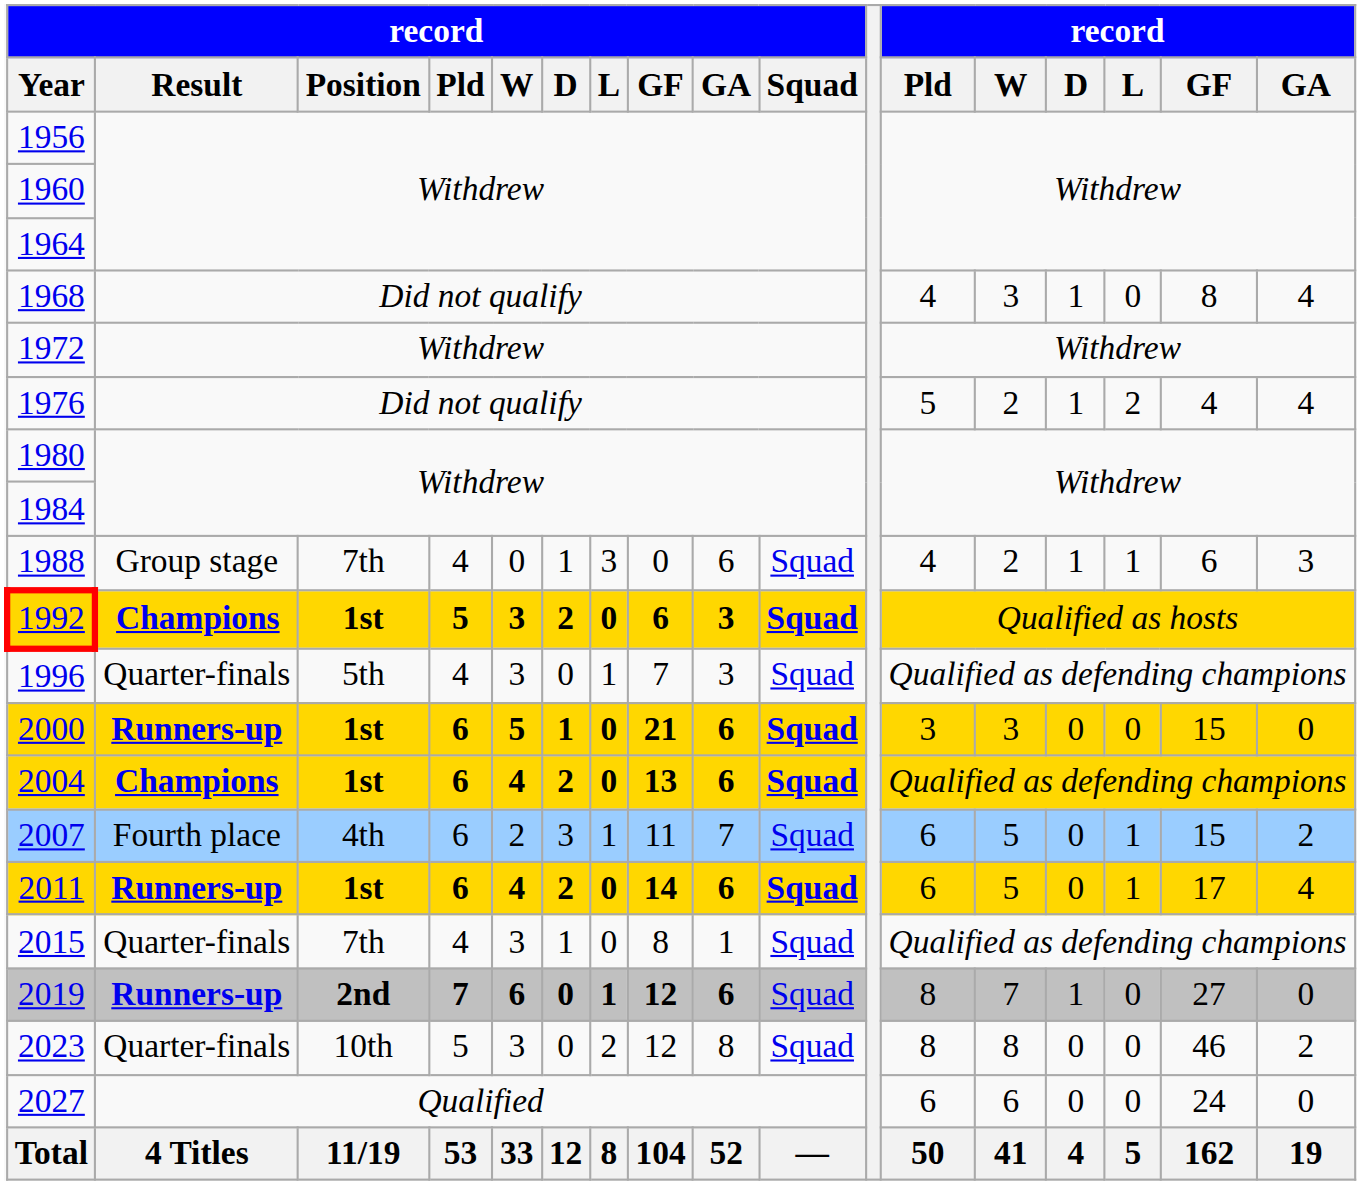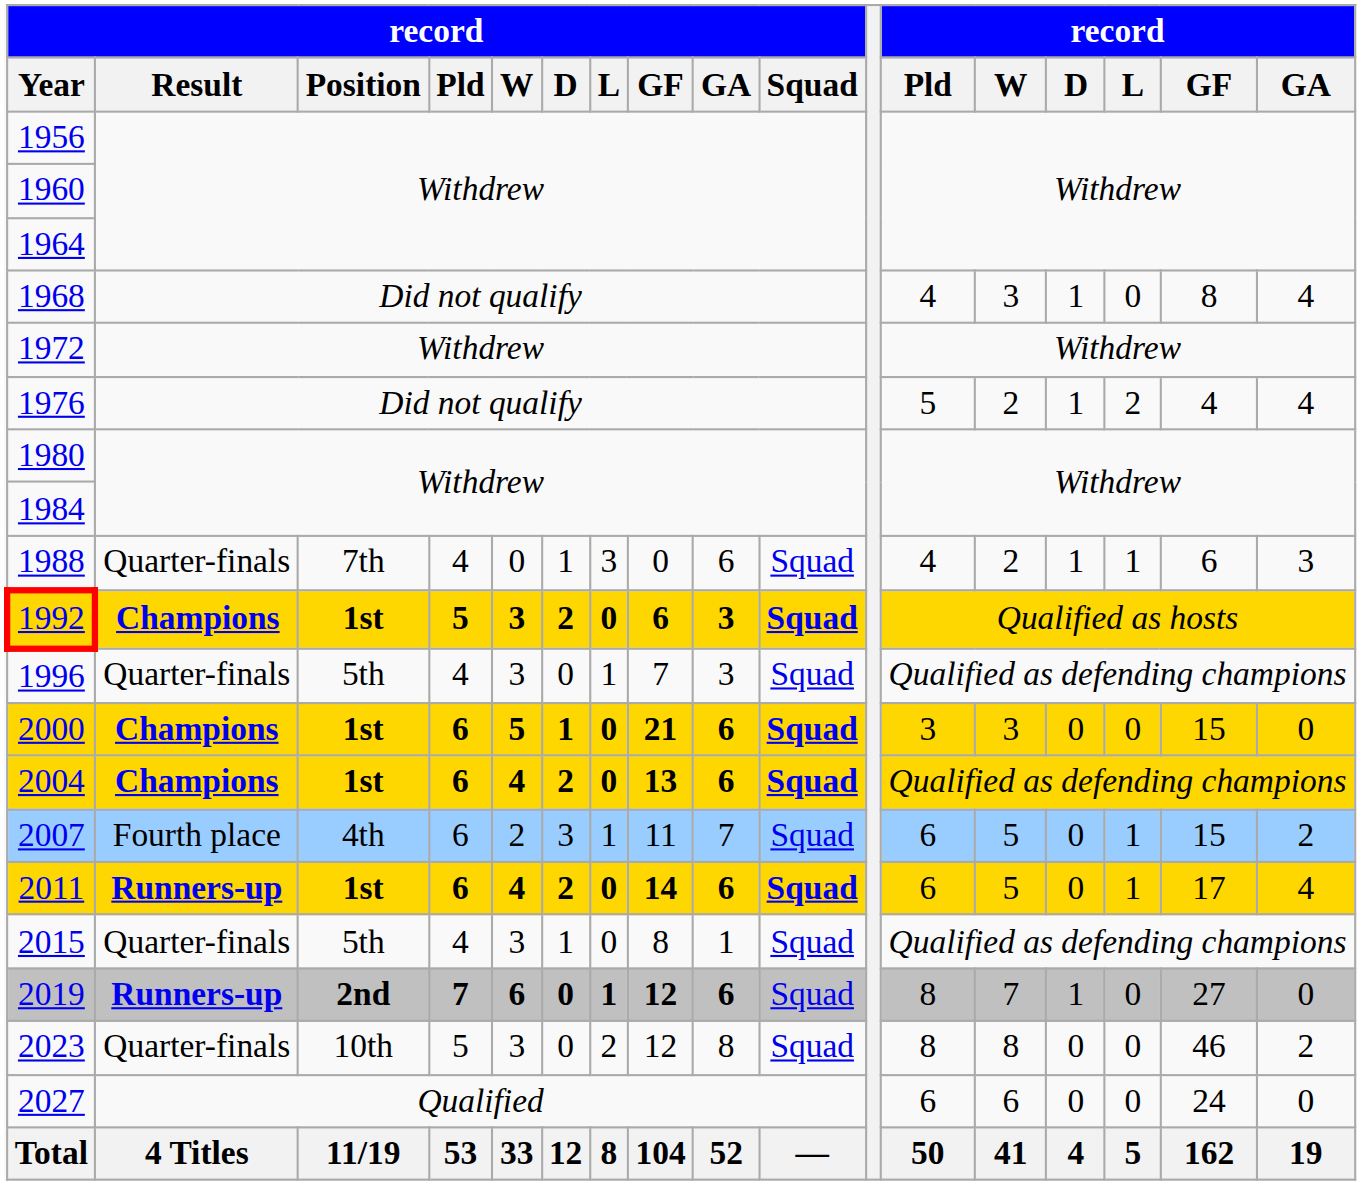(197, 562) Group stage -> (197, 562) Quarter-finals
(197, 728) Runners-up -> (197, 728) Champions
(363, 940) 7th -> (363, 940) 5th
